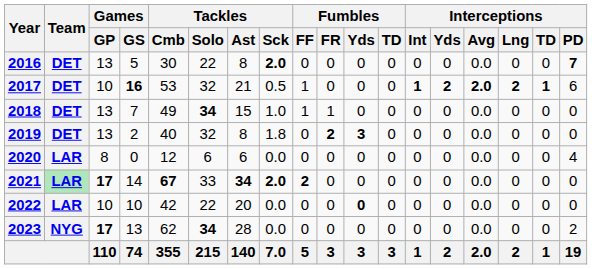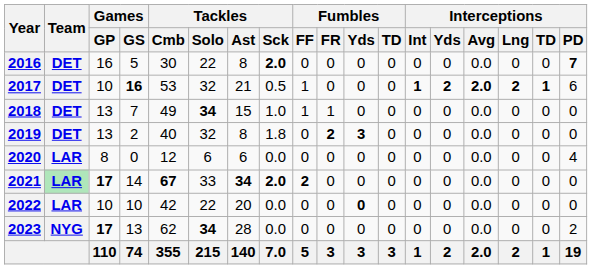(104, 63) 13 -> (104, 63) 16
